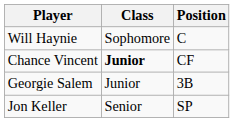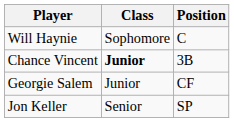(185, 60) CF -> (185, 60) 3B
(185, 83) 3B -> (185, 83) CF
